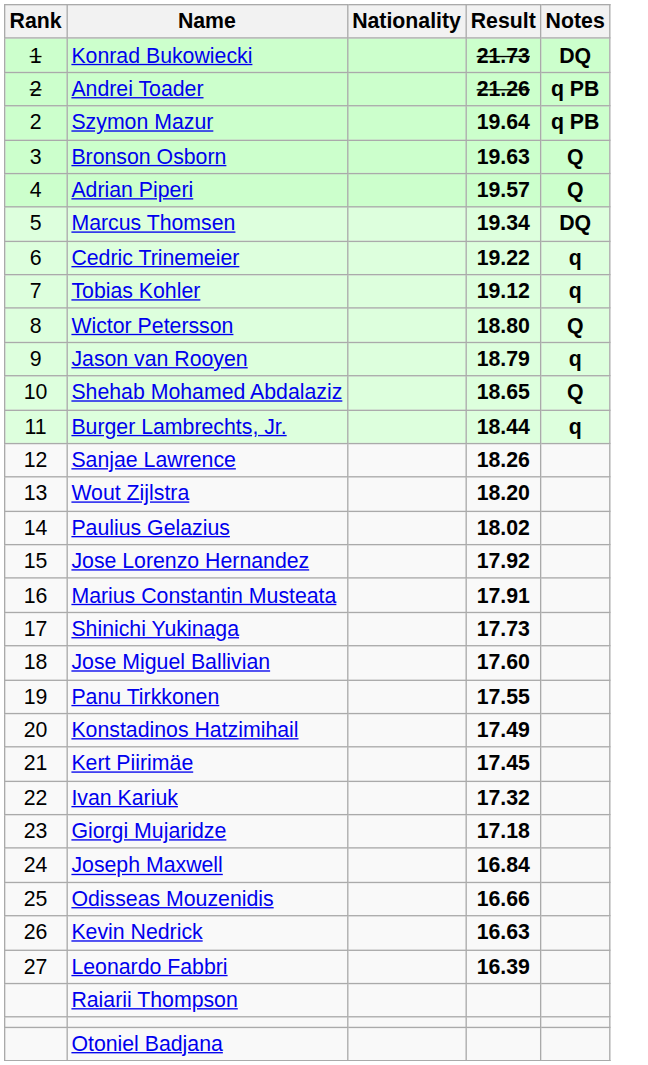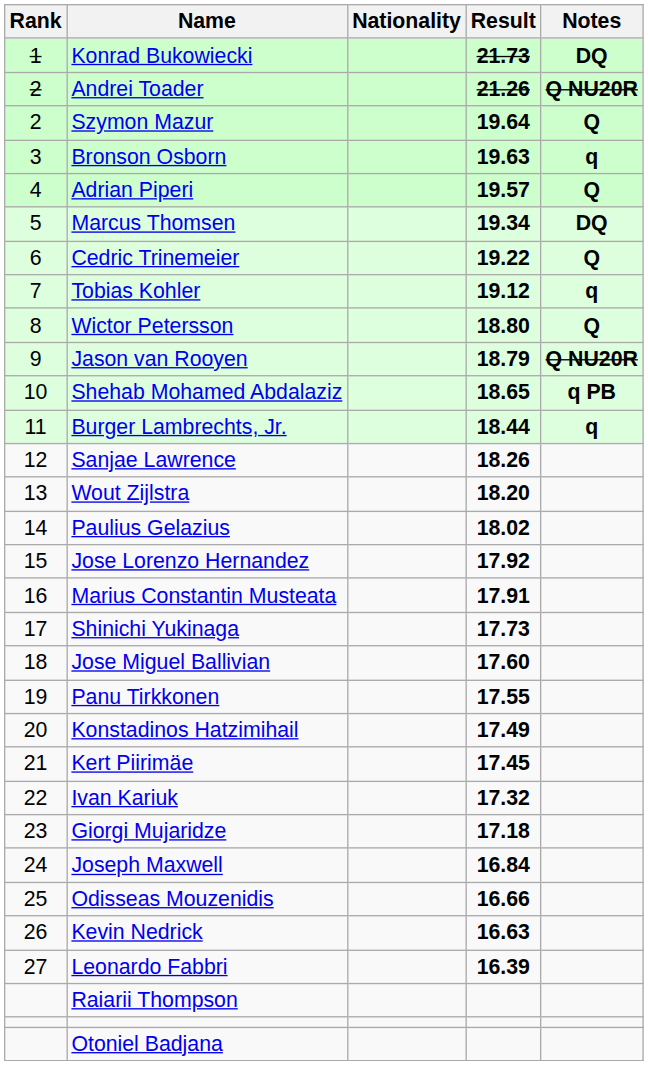(575, 88) q PB -> (592, 88) Q NU20R
(575, 122) q PB -> (592, 122) Q
(575, 156) Q -> (592, 156) q
(575, 257) q -> (592, 257) Q
(575, 358) q -> (592, 358) Q NU20R
(575, 392) Q -> (592, 392) q PB
